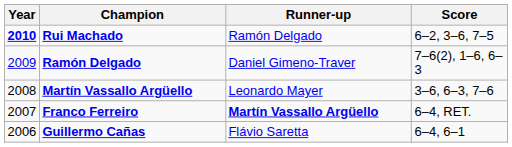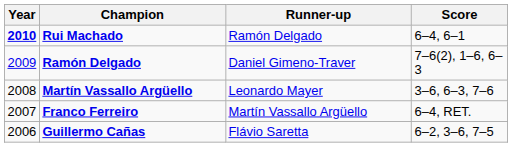(454, 36) 6–2, 3–6, 7–5 -> (440, 36) 6–4, 6–1
(303, 111) bold -> (298, 111) normal
(440, 132) 6–4, 6–1 -> (454, 132) 6–2, 3–6, 7–5
